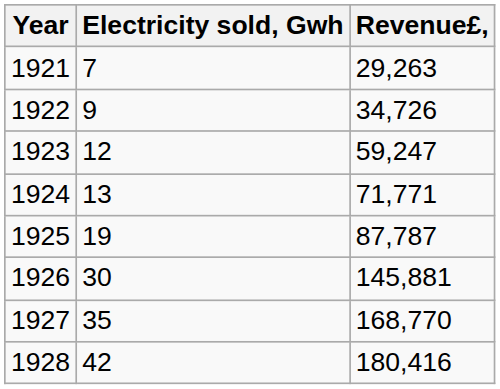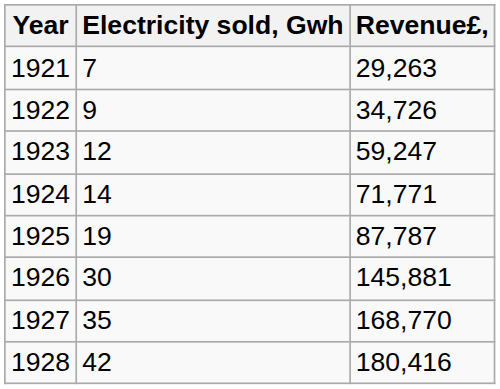(97, 194) 13 -> (97, 194) 14
